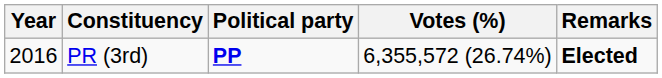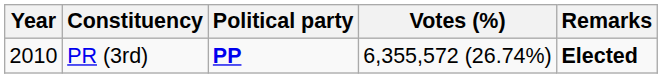(33, 55) 2016 -> (33, 55) 2010
